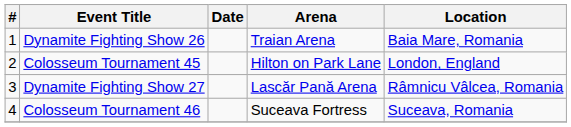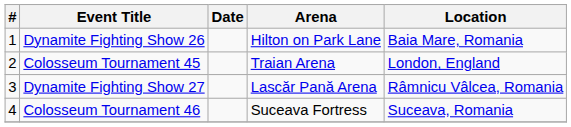(293, 40) Traian Arena -> (316, 40) Hilton on Park Lane
(316, 63) Hilton on Park Lane -> (293, 63) Traian Arena
